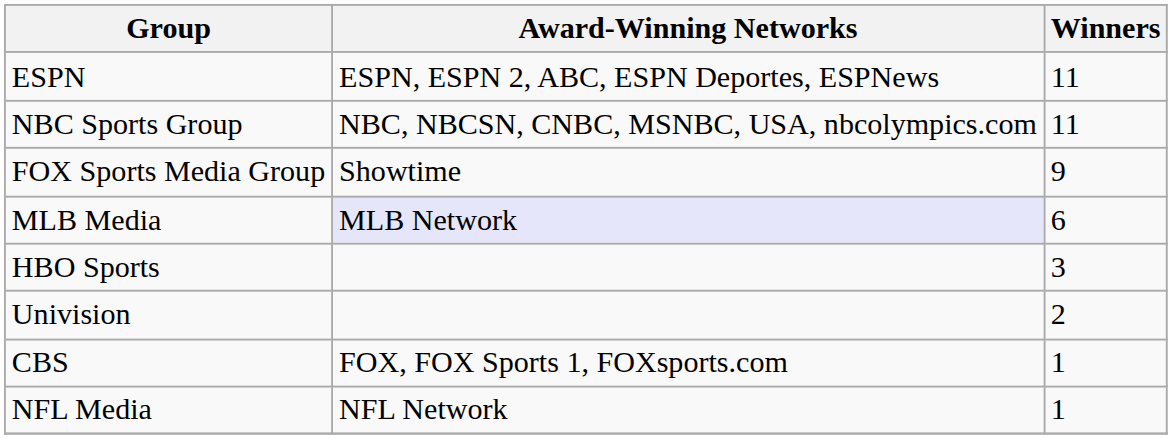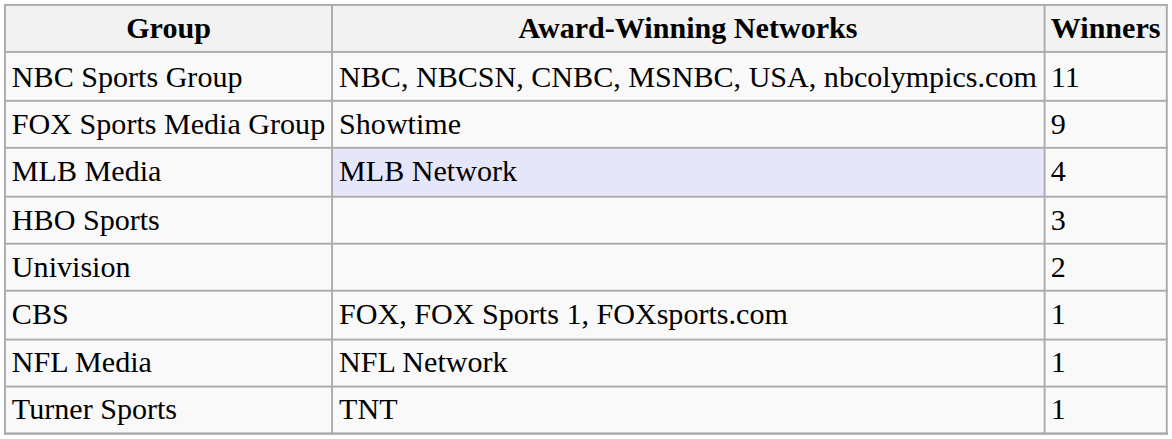- row: (49, 76)
(1058, 219) 6 -> (1058, 171) 4
+ row: (94, 409)
